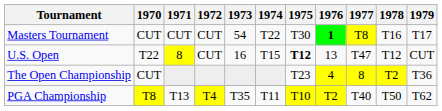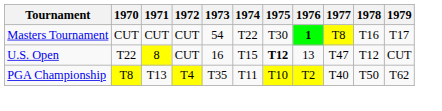- row: (69, 75)
